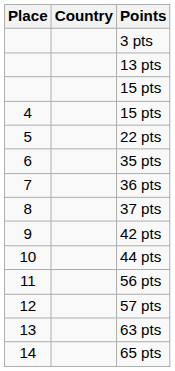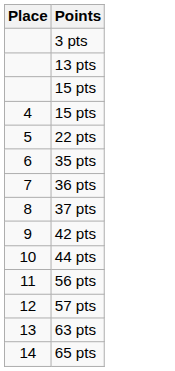- column: (84, 16)
